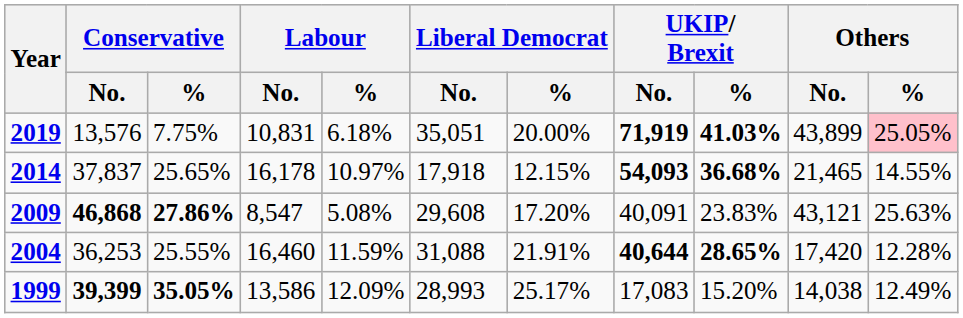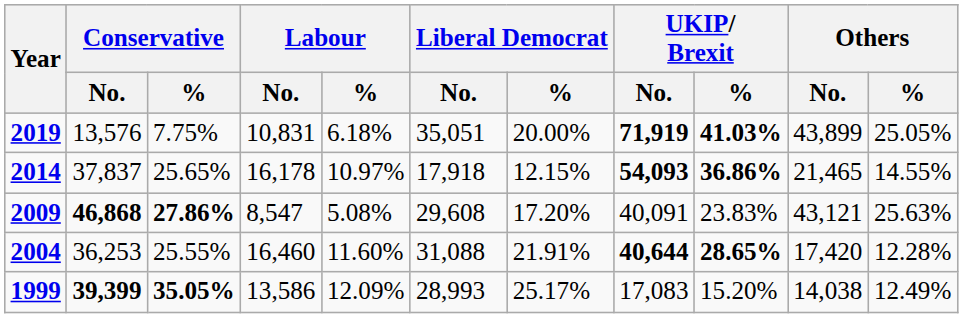(913, 132) pink background -> (913, 132) no background
(741, 172) 36.68% -> (741, 172) 36.86%
(365, 251) 11.59% -> (365, 251) 11.60%
